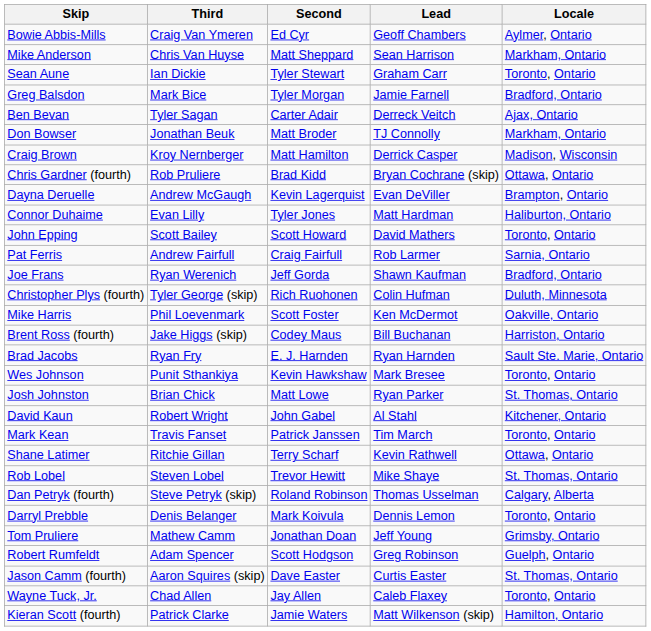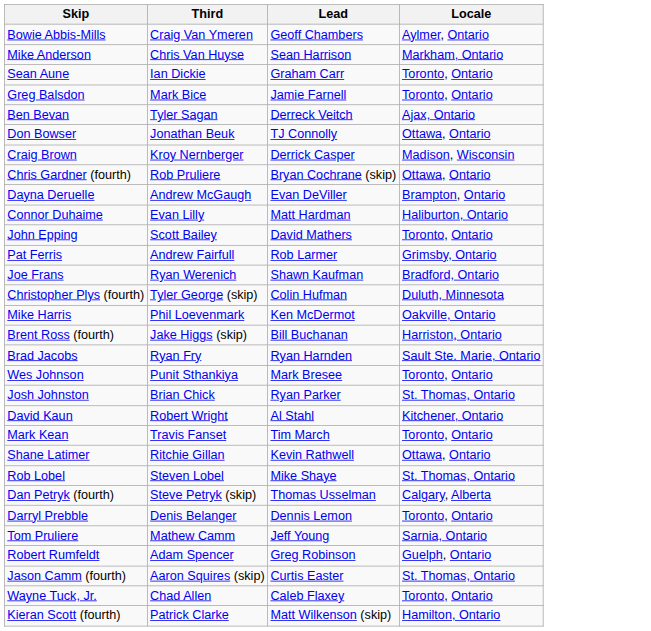- column: (319, 14)
(553, 94) Bradford, Ontario -> (447, 94) Toronto, Ontario
(555, 134) Markham, Ontario -> (446, 134) Ottawa, Ontario
(547, 255) Sarnia, Ontario -> (449, 255) Grimsby, Ontario
(552, 535) Grimsby, Ontario -> (445, 535) Sarnia, Ontario
